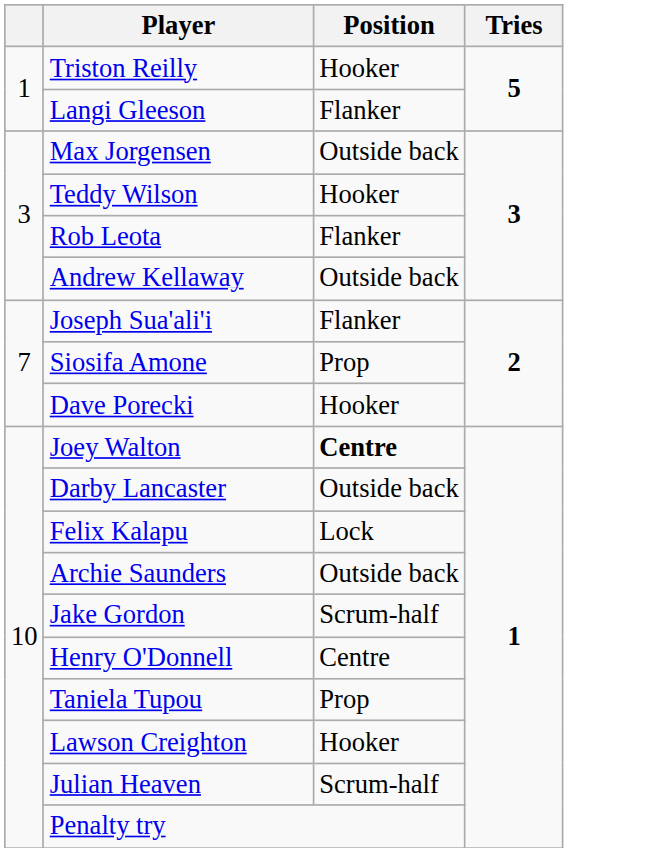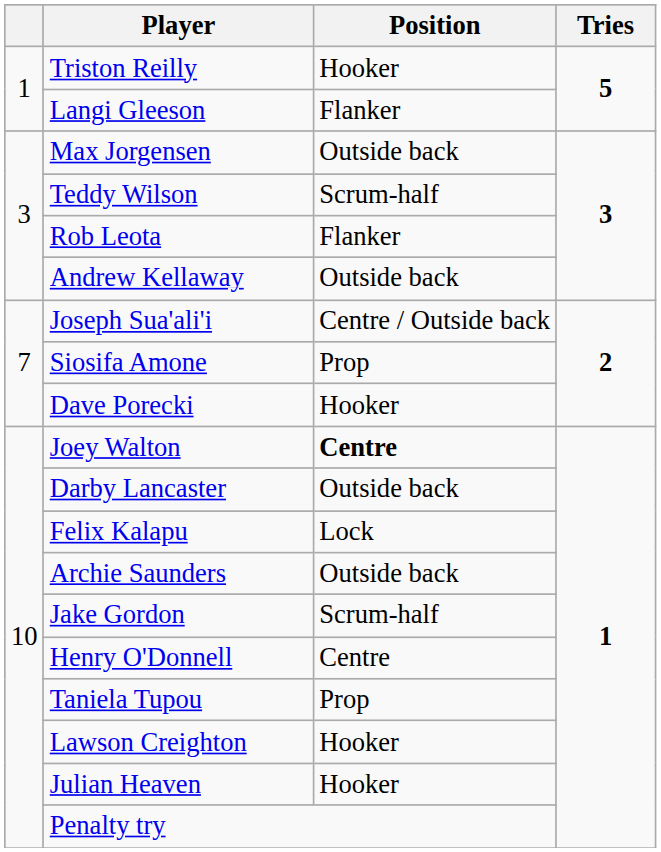(359, 194) Hooker -> (379, 194) Scrum-half
(360, 320) Flanker -> (435, 320) Centre / Outside back
(379, 783) Scrum-half -> (359, 783) Hooker
